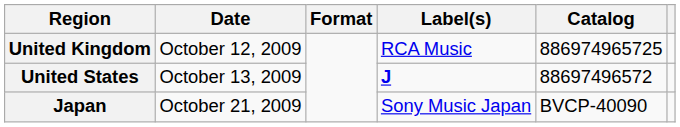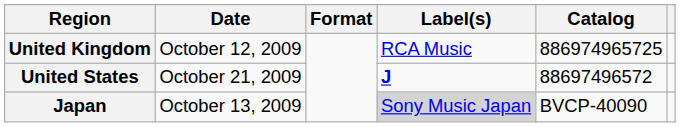(230, 77) October 13, 2009 -> (230, 77) October 21, 2009
(230, 106) October 21, 2009 -> (230, 106) October 13, 2009
(456, 106) no background -> (456, 106) lightgrey background
